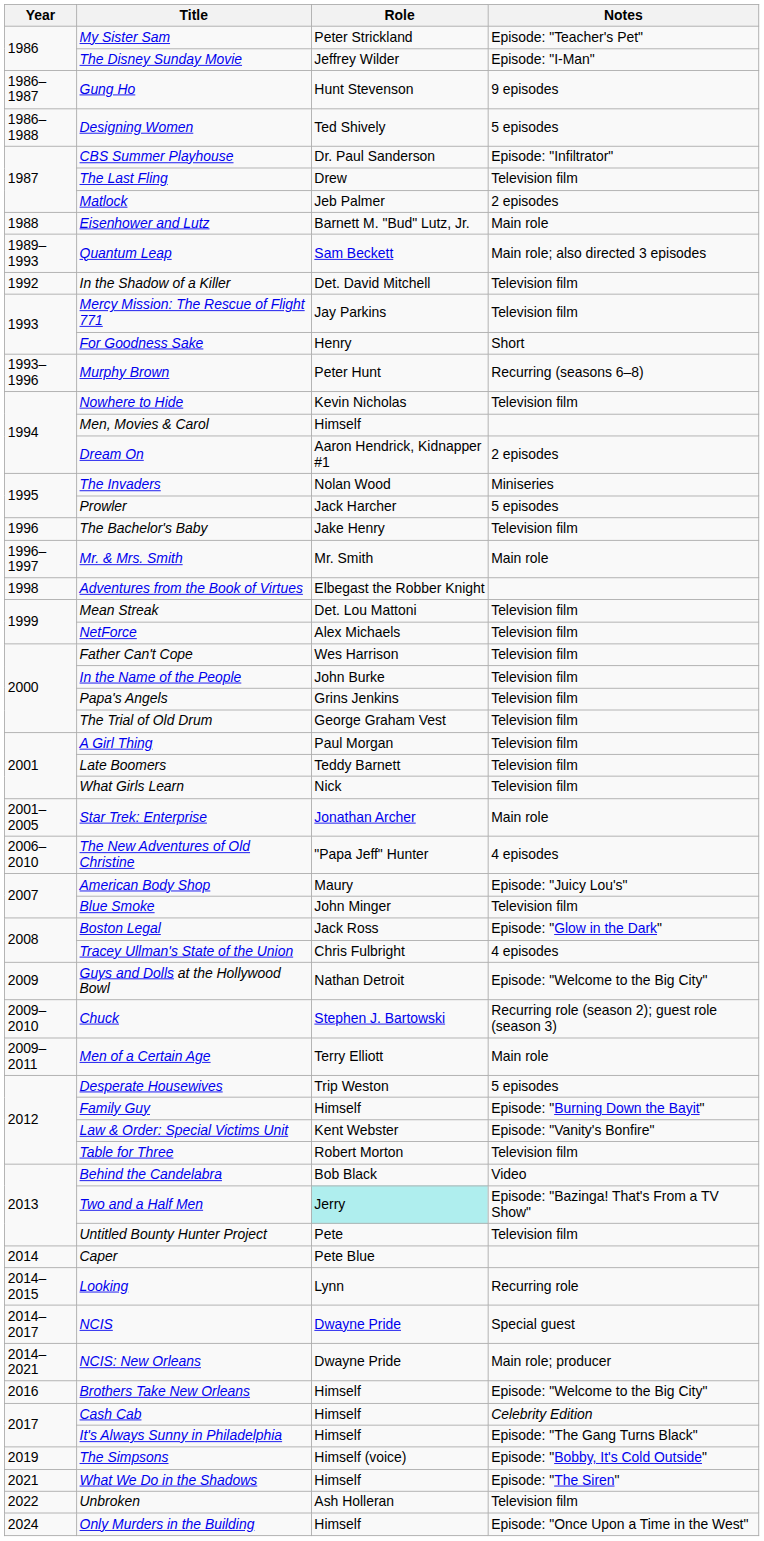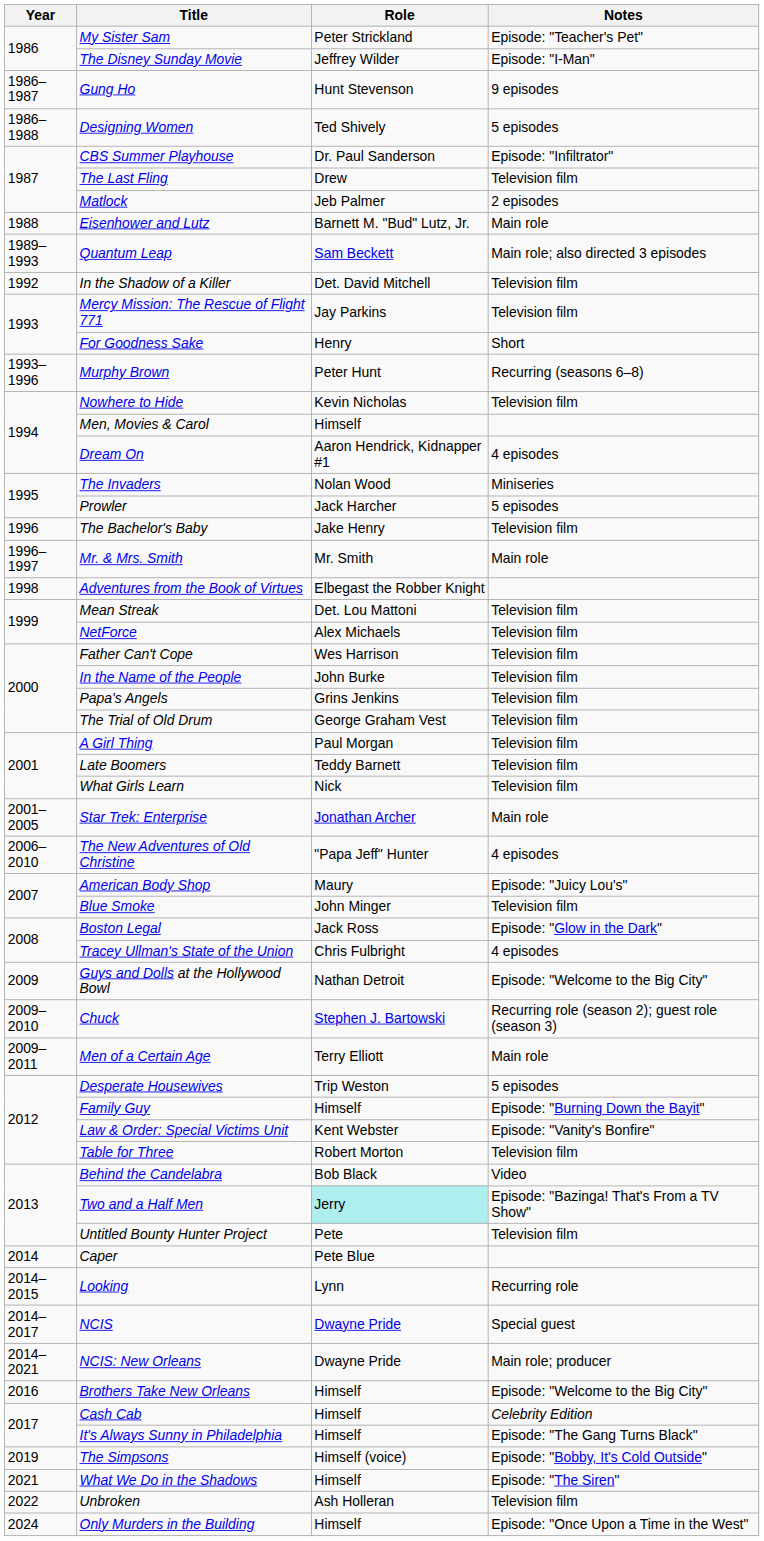(525, 454) 2 episodes -> (525, 454) 4 episodes
